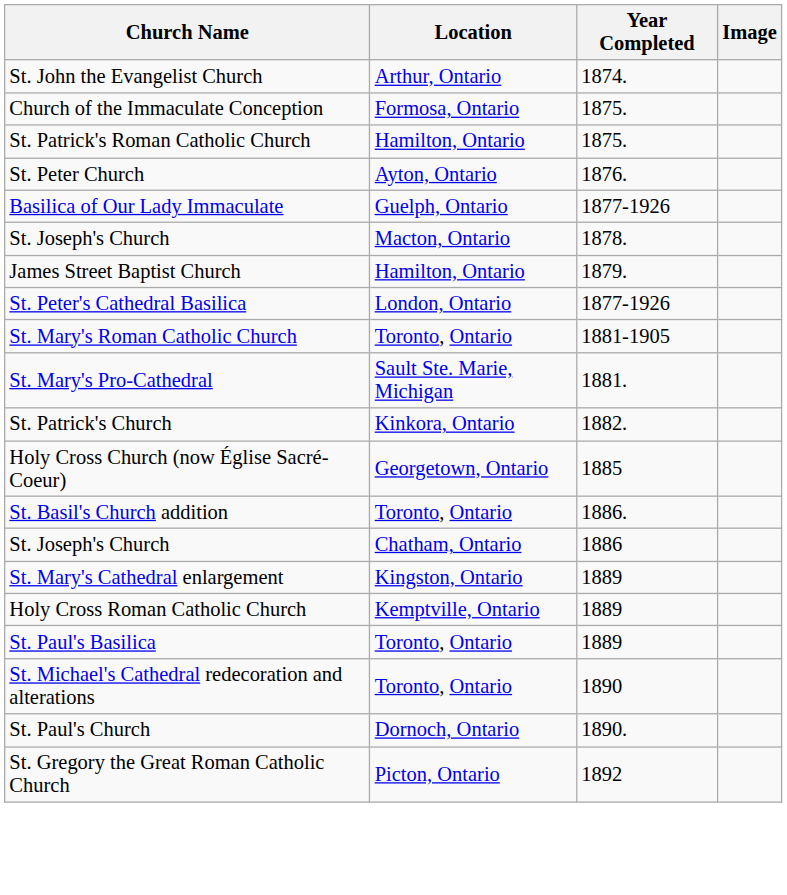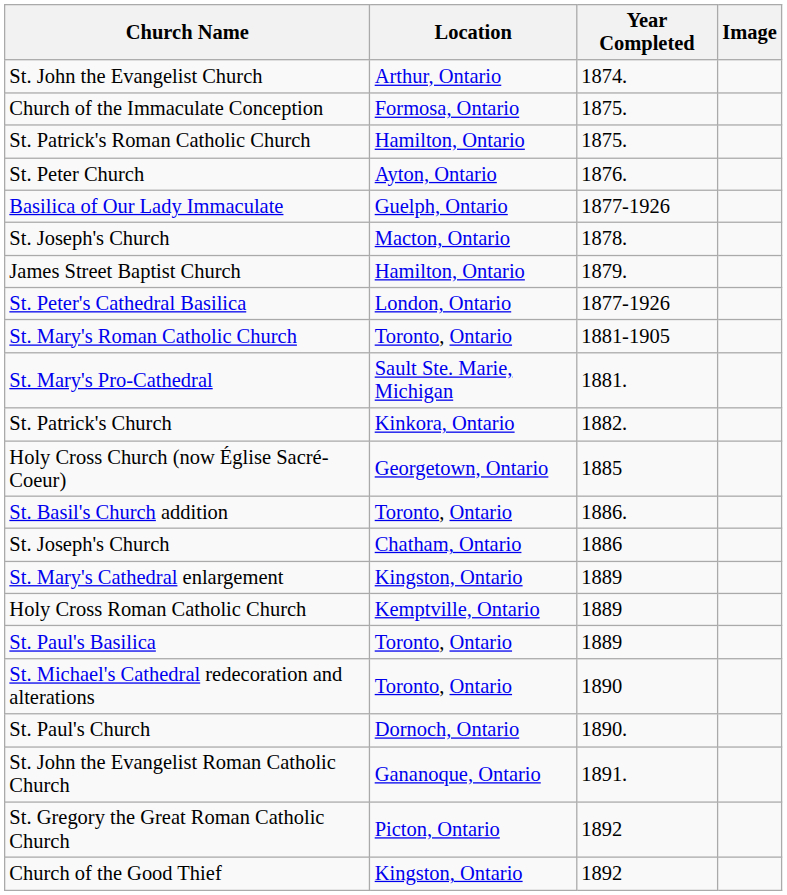+ row: (173, 774)
+ row: (116, 873)
